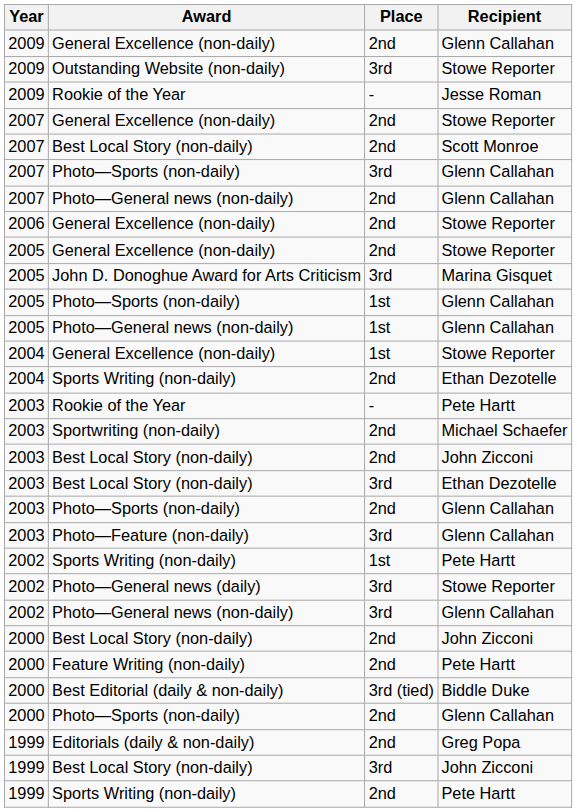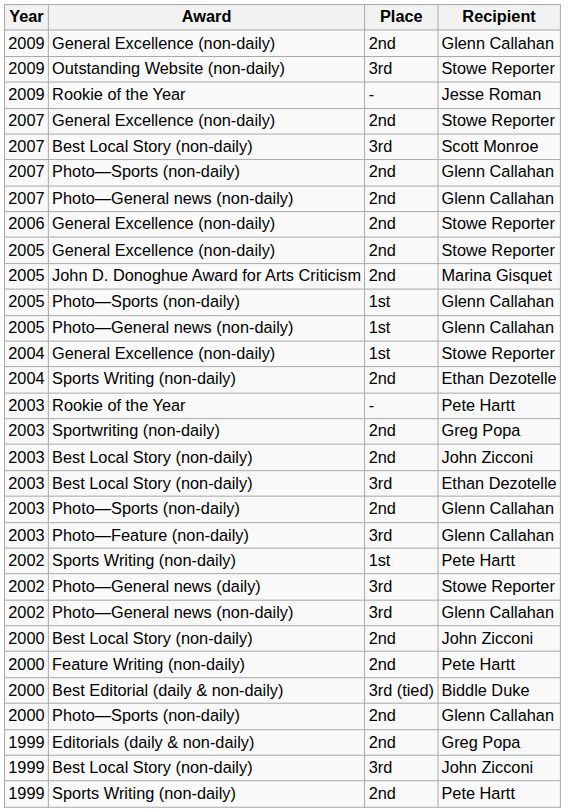(382, 146) 2nd -> (380, 146) 3rd
(380, 172) 3rd -> (382, 172) 2nd
(380, 276) 3rd -> (382, 276) 2nd
(505, 431) Michael Schaefer -> (481, 431) Greg Popa
